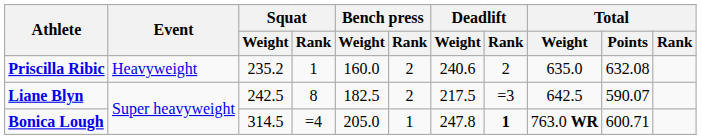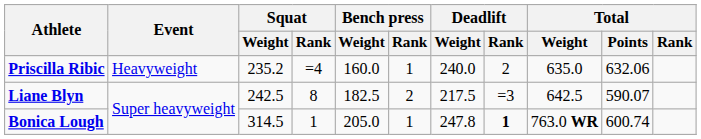(313, 69) 1 -> (313, 69) =4
(410, 69) 2 -> (410, 69) 1
(458, 69) 240.6 -> (458, 69) 240.0
(628, 69) 632.08 -> (628, 69) 632.06
(313, 122) =4 -> (313, 122) 1
(628, 122) 600.71 -> (628, 122) 600.74
